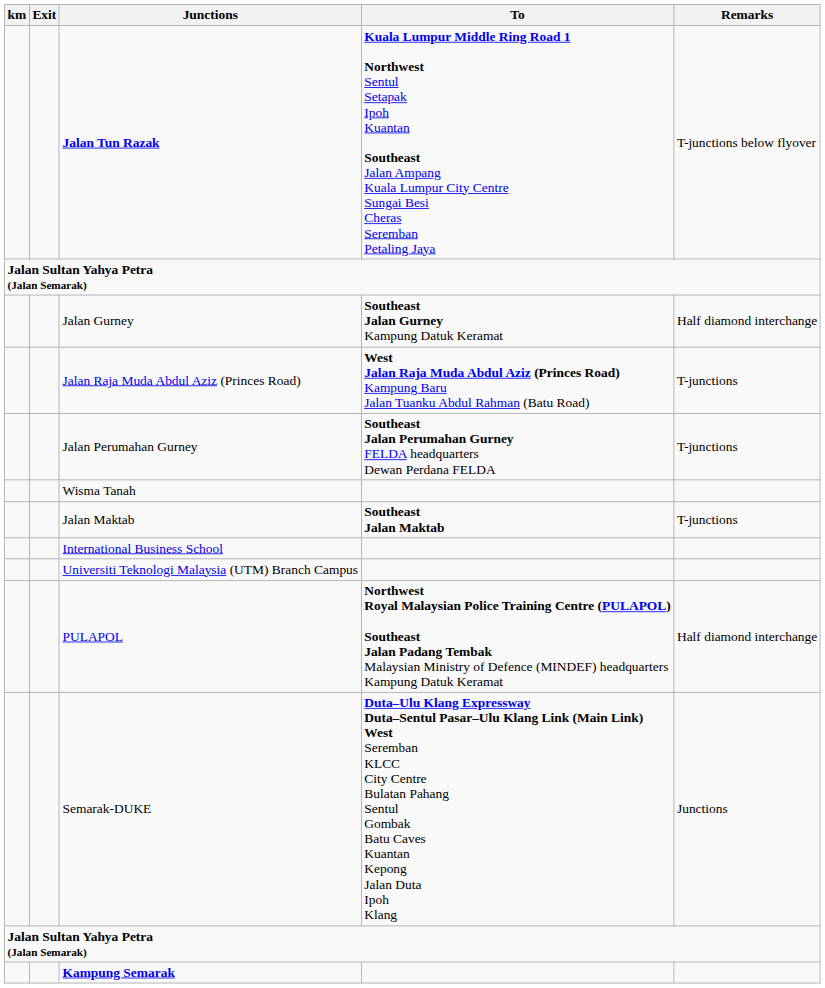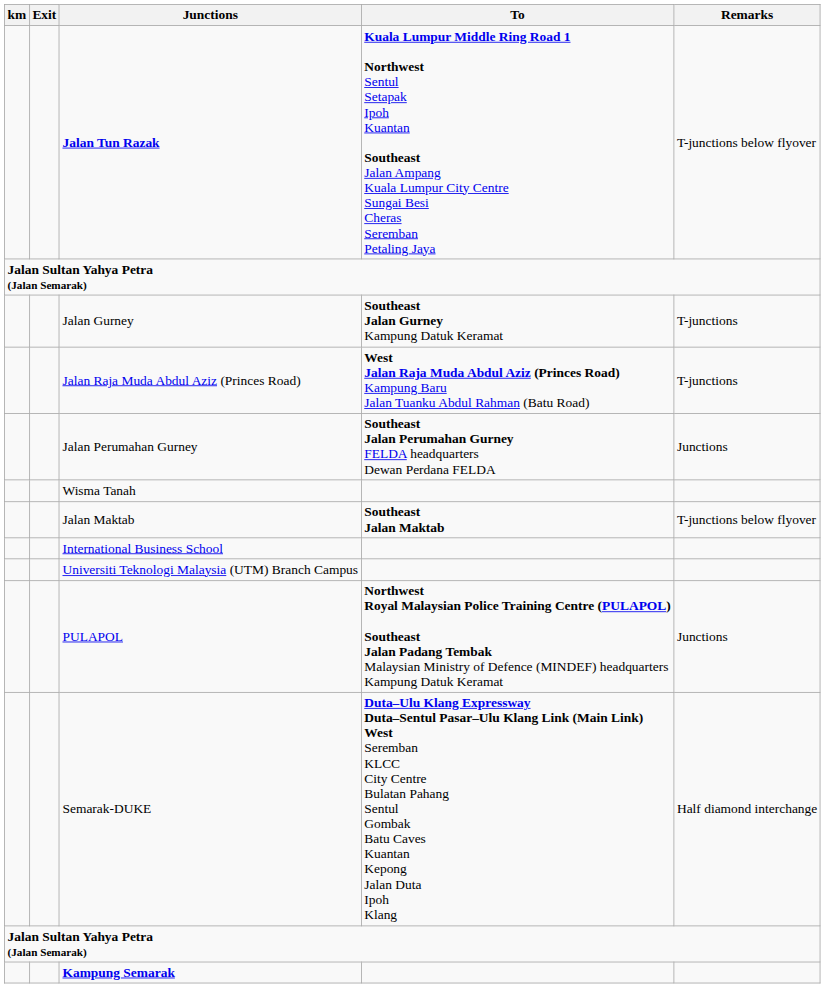(747, 321) Half diamond interchange -> (707, 321) T-junctions
(707, 446) T-junctions -> (702, 446) Junctions
(707, 519) T-junctions -> (746, 519) T-junctions below flyover
(747, 636) Half diamond interchange -> (702, 636) Junctions
(702, 809) Junctions -> (747, 809) Half diamond interchange
